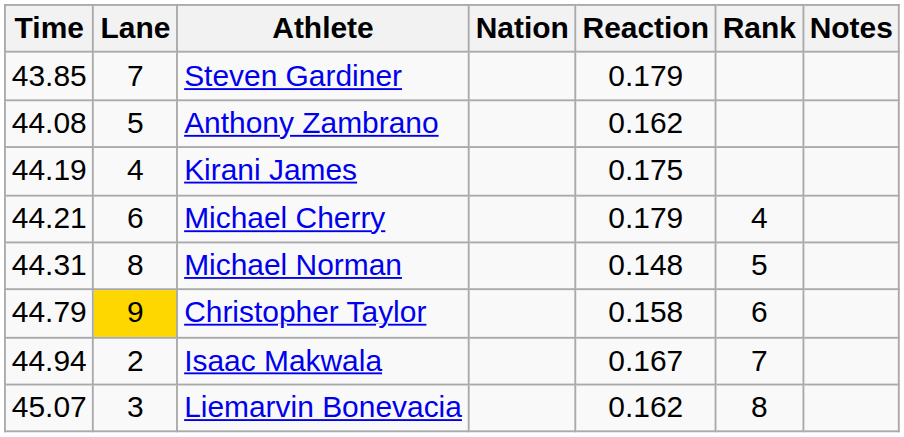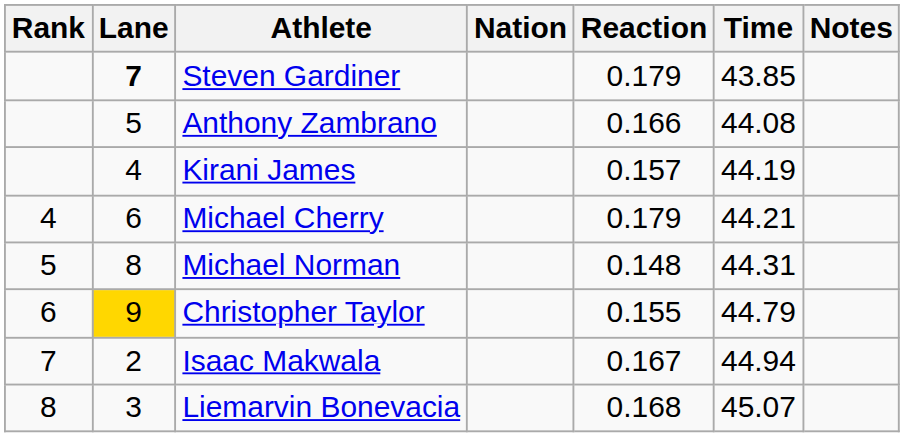columns swapped: (759, 28) <-> (49, 28)
(135, 75) normal -> (134, 75) bold
(646, 123) 0.162 -> (644, 123) 0.166
(646, 170) 0.175 -> (644, 170) 0.157
(646, 312) 0.158 -> (644, 312) 0.155
(646, 407) 0.162 -> (644, 407) 0.168
